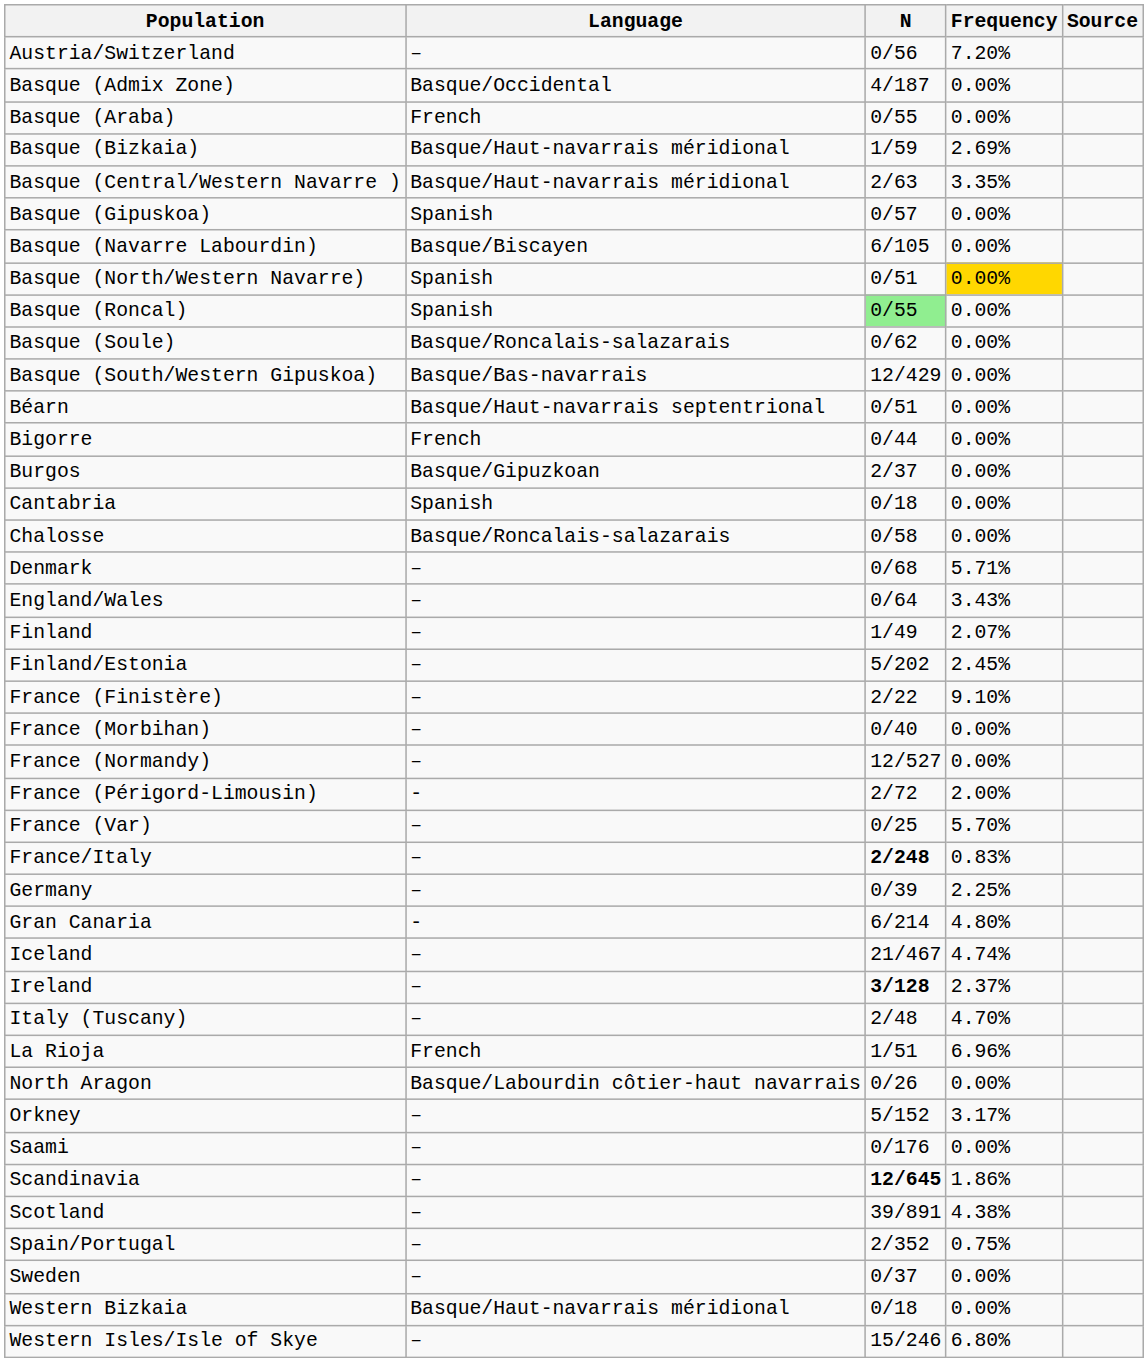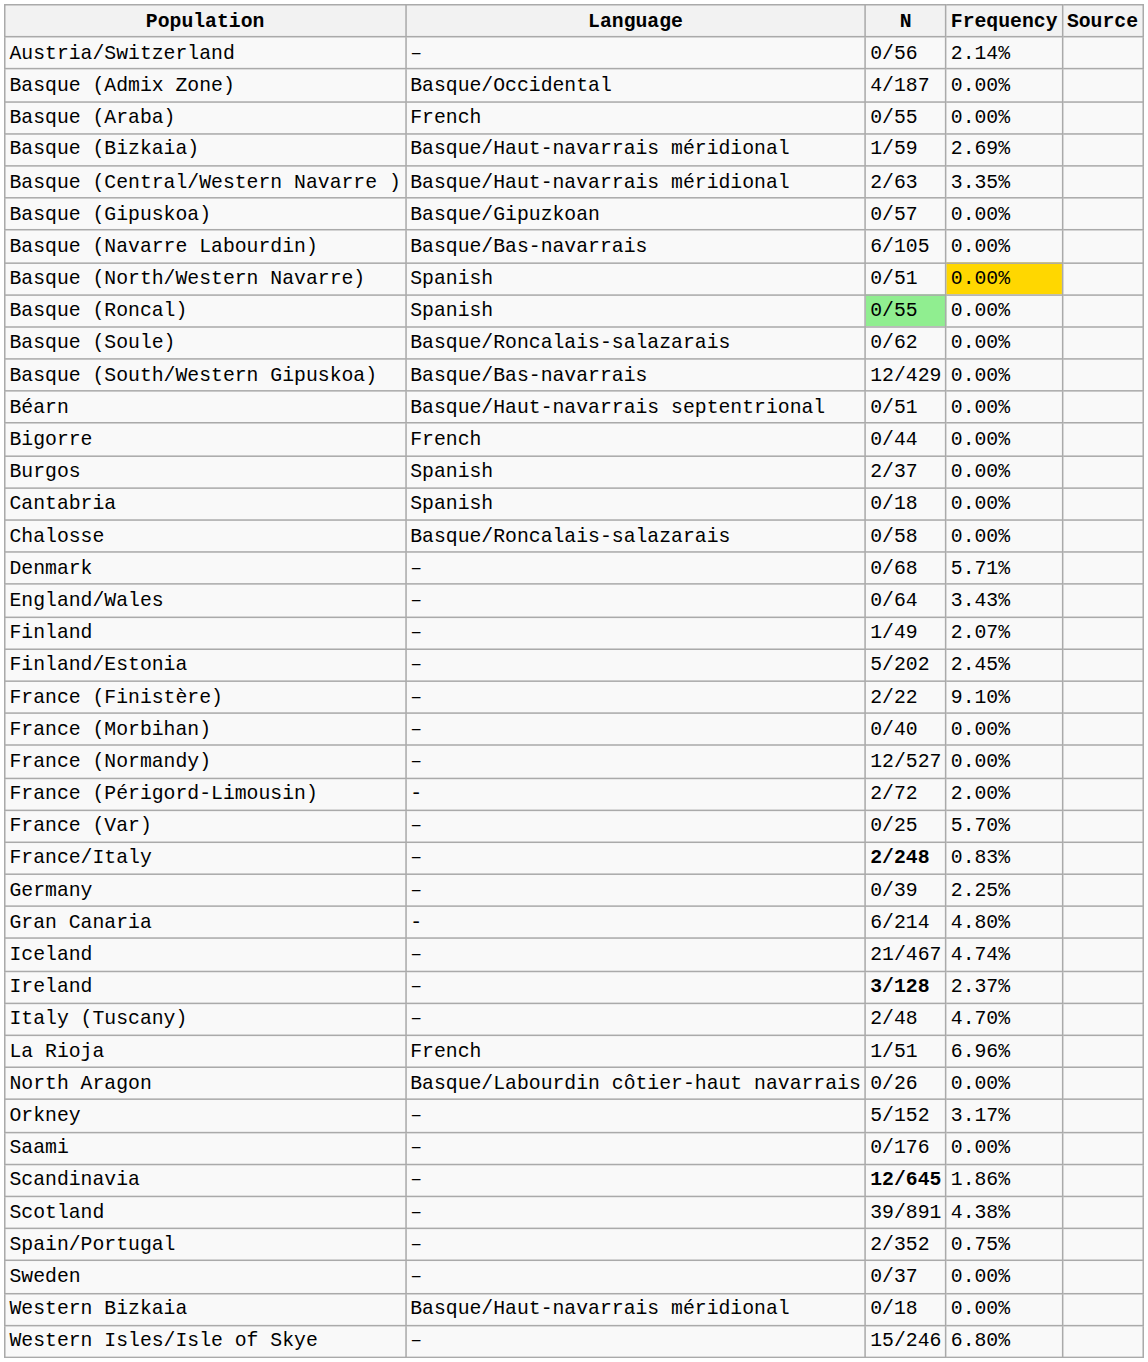(980, 53) 7.20% -> (980, 53) 2.14%
(452, 214) Spanish -> (505, 214) Basque/Gipuzkoan
(499, 246) Basque/Biscayen -> (529, 246) Basque/Bas-navarrais
(505, 472) Basque/Gipuzkoan -> (452, 472) Spanish
